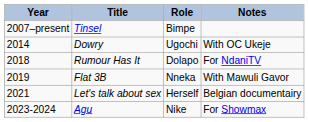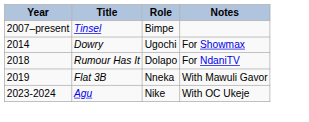(237, 45) With OC Ukeje -> (213, 45) For Showmax
- row: (118, 94)
(235, 110) For Showmax -> (216, 94) With OC Ukeje
